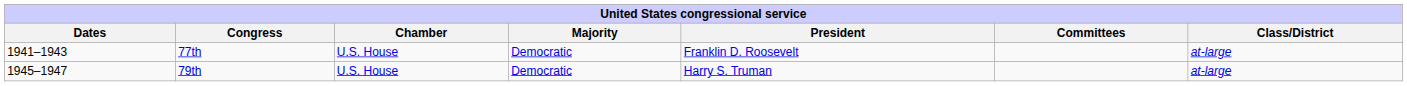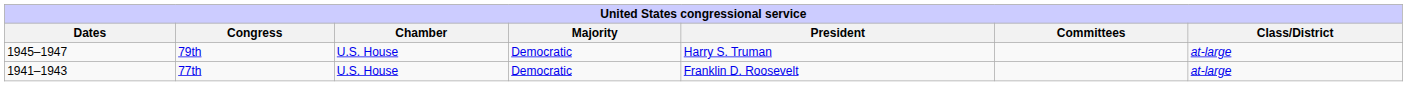rows swapped: (190, 52) <-> (190, 71)
